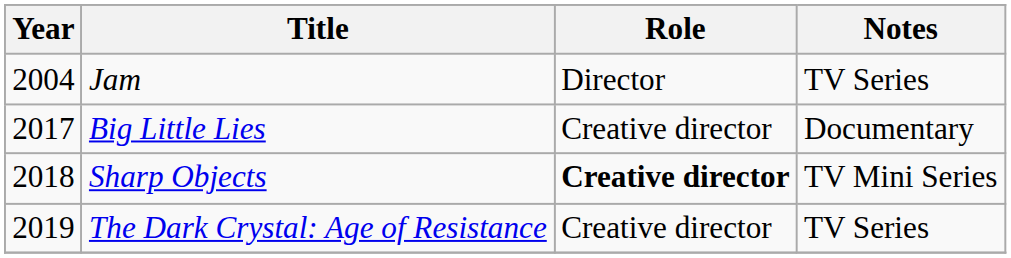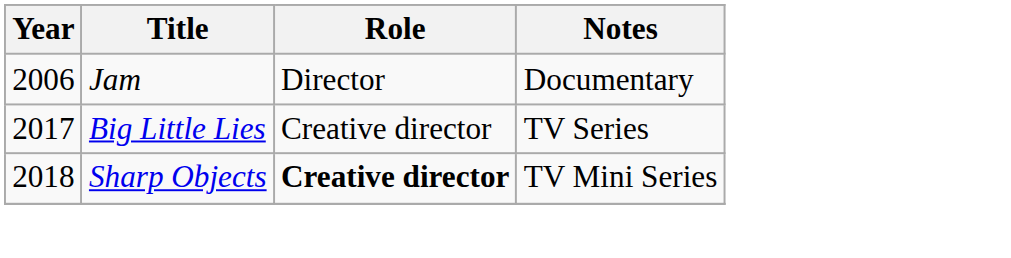(43, 78) 2004 -> (43, 78) 2006
(866, 78) TV Series -> (609, 78) Documentary
(889, 128) Documentary -> (586, 128) TV Series
- row: (318, 227)
